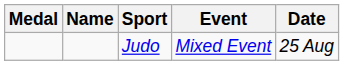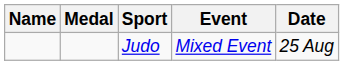columns swapped: (33, 19) <-> (90, 19)
